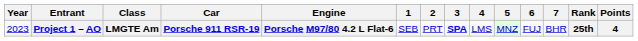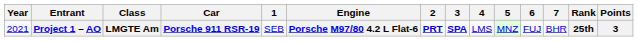columns swapped: (329, 13) <-> (408, 13)
(18, 28) 2023 -> (18, 28) 2021
(433, 28) normal -> (433, 28) bold
(615, 28) 4 -> (616, 28) 3
